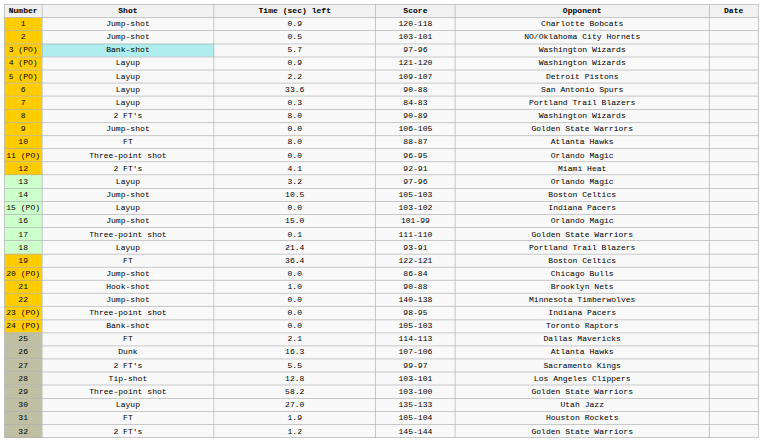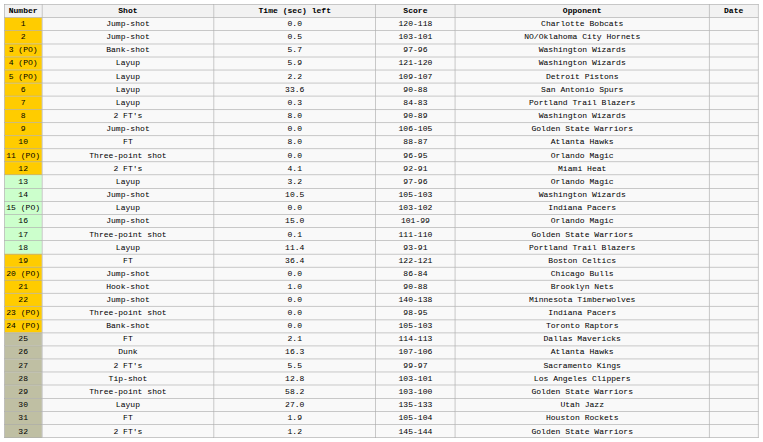(295, 24) 0.9 -> (295, 24) 0.0
(128, 50) paleturquoise background -> (128, 50) no background
(295, 63) 0.9 -> (295, 63) 5.9
(582, 195) Boston Celtics -> (582, 195) Washington Wizards
(295, 247) 21.4 -> (295, 247) 11.4
